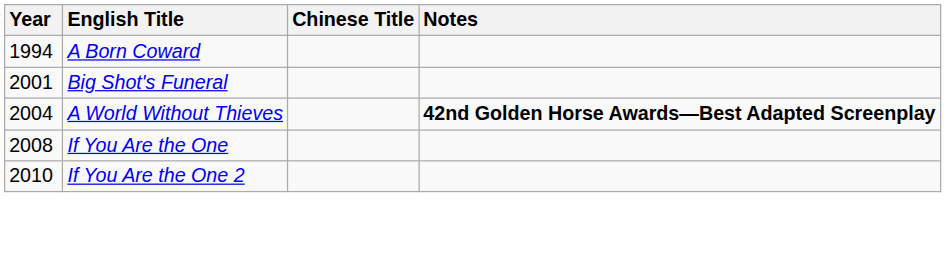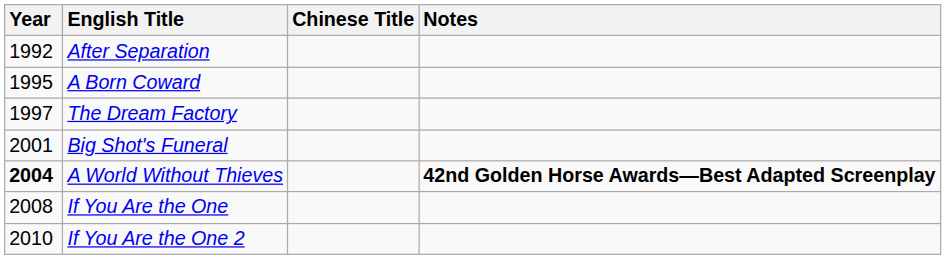+ row: (139, 51)
(31, 51) 1994 -> (31, 82) 1995
+ row: (152, 113)
(31, 113) normal -> (31, 176) bold
